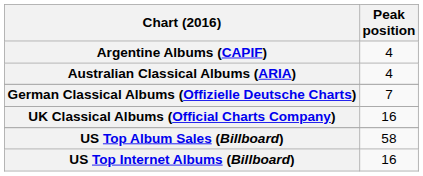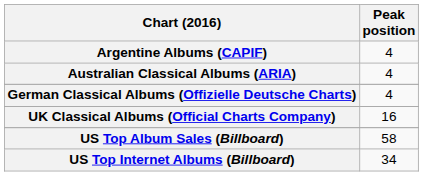(389, 95) 7 -> (389, 95) 4
(389, 159) 16 -> (389, 159) 34
